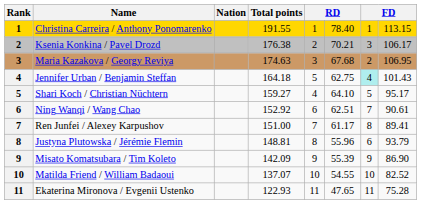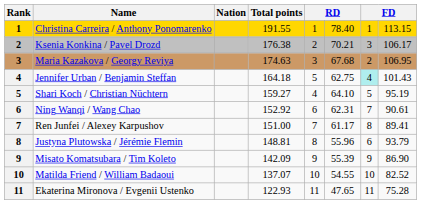(397, 93) 95.17 -> (397, 93) 95.19
(342, 110) 62.51 -> (342, 110) 62.31
